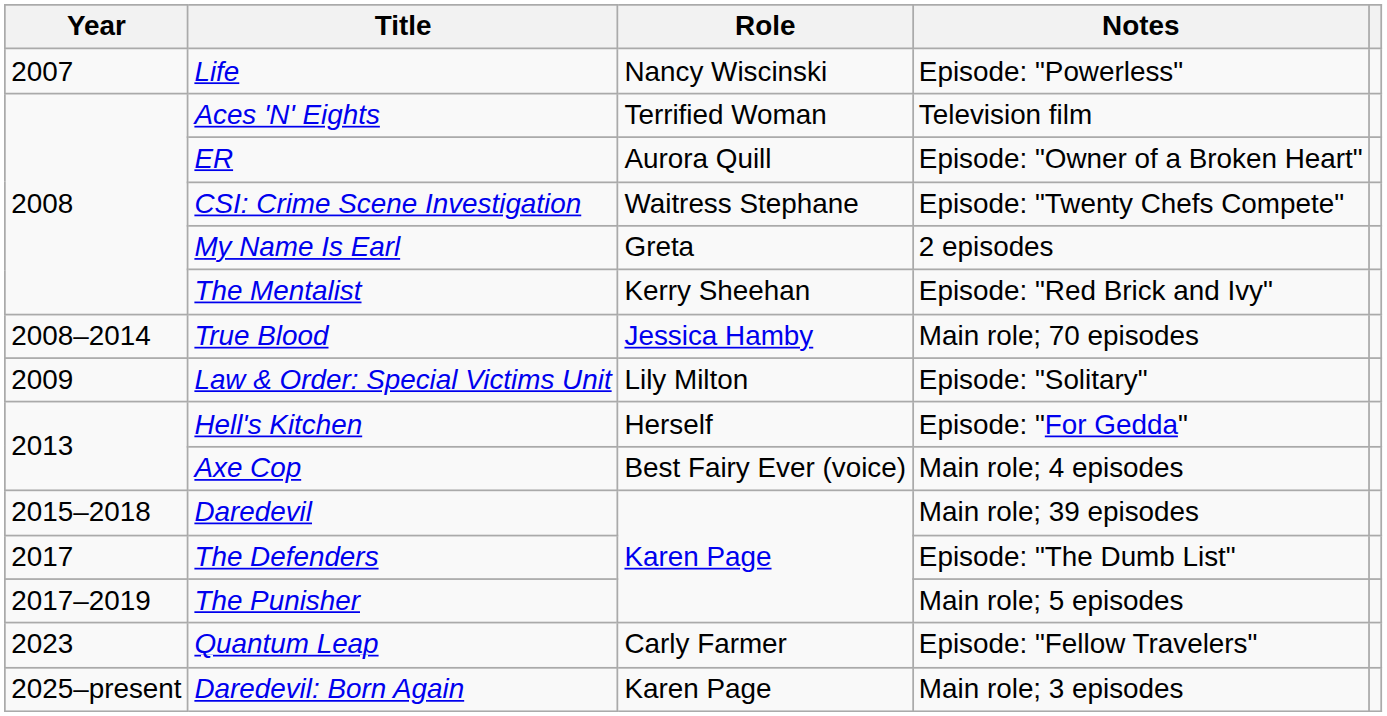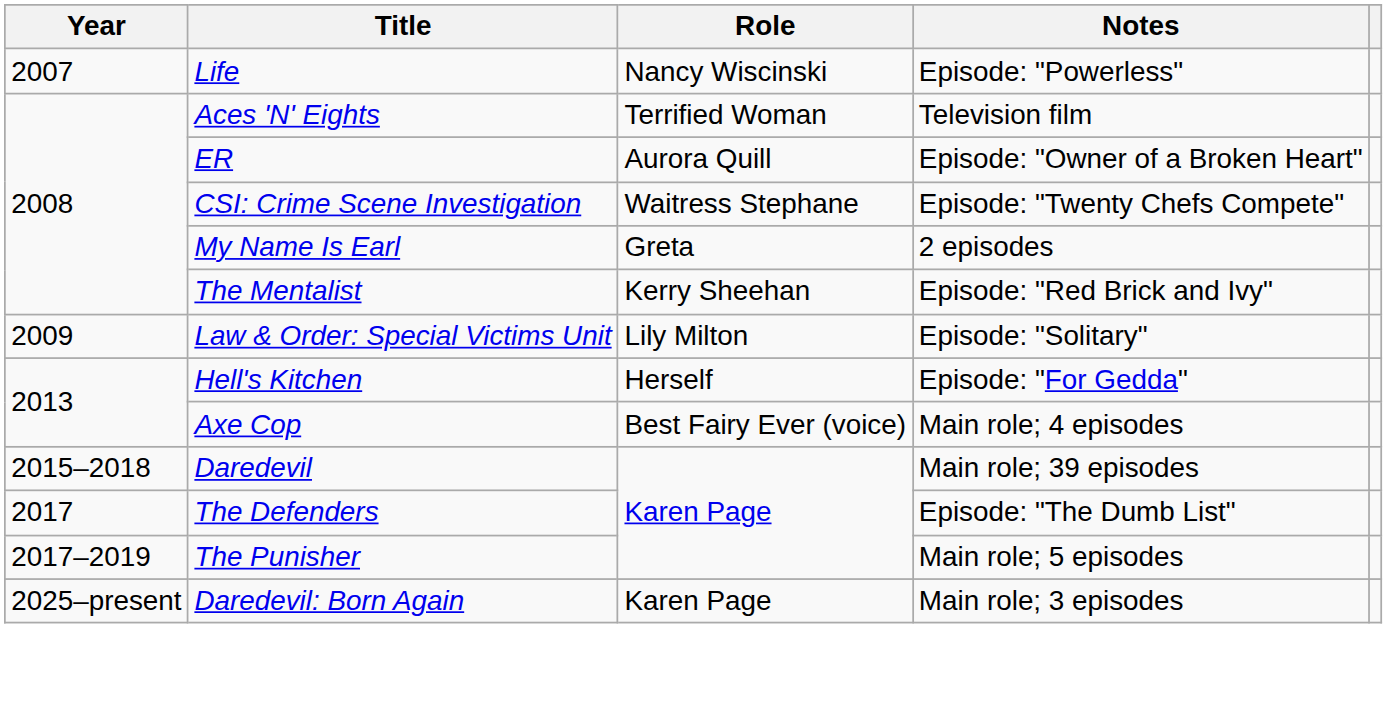- row: (261, 335)
- row: (286, 644)
